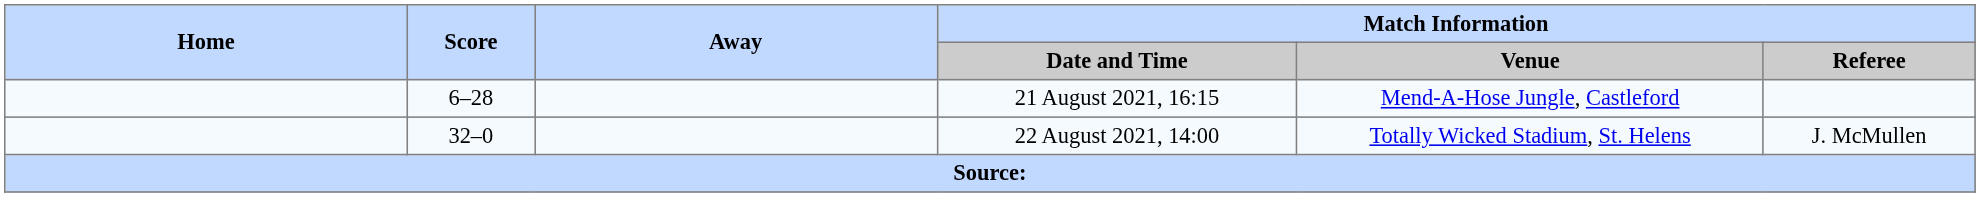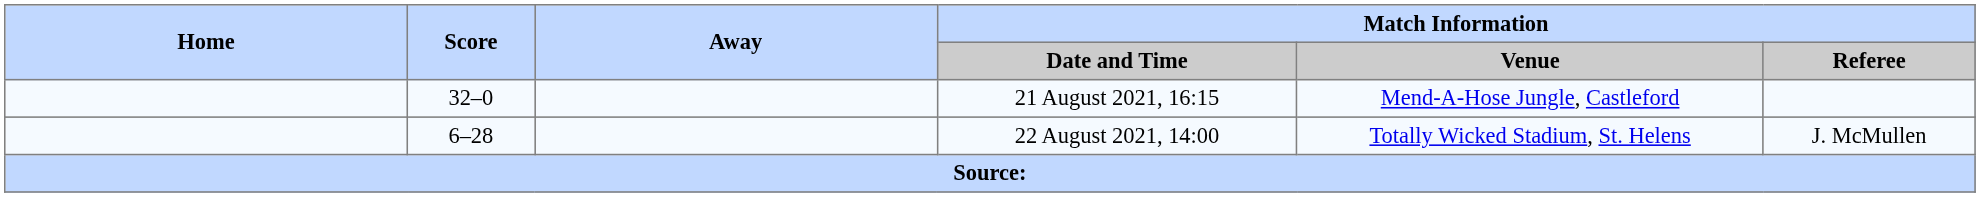(471, 98) 6–28 -> (471, 98) 32–0
(471, 135) 32–0 -> (471, 135) 6–28
